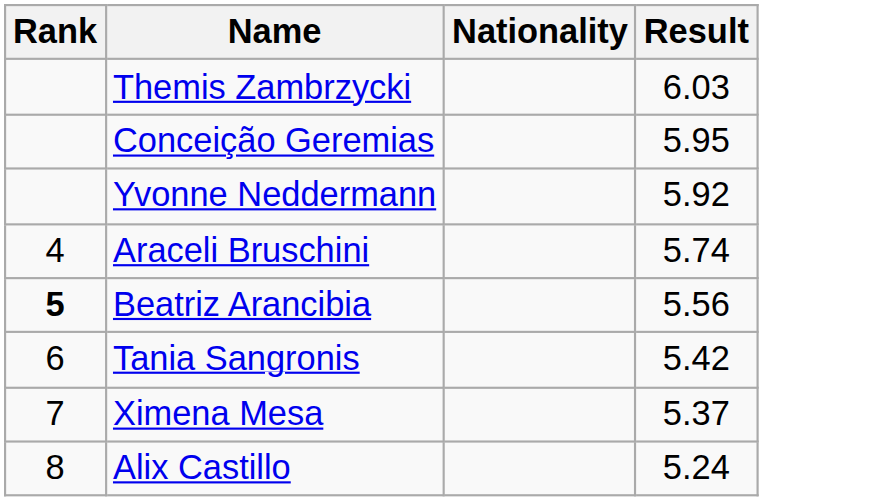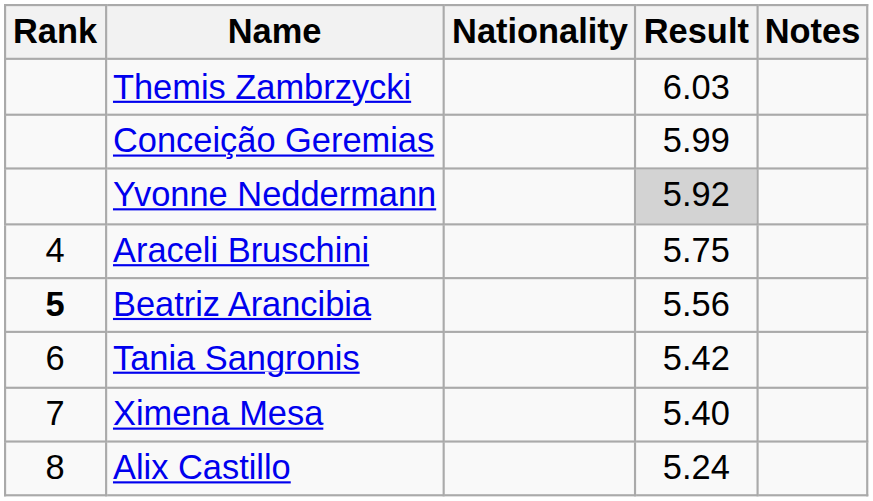+ column: (813, 31)
(696, 140) 5.95 -> (696, 140) 5.99
(696, 195) no background -> (696, 195) lightgrey background
(696, 250) 5.74 -> (696, 250) 5.75
(696, 413) 5.37 -> (696, 413) 5.40
